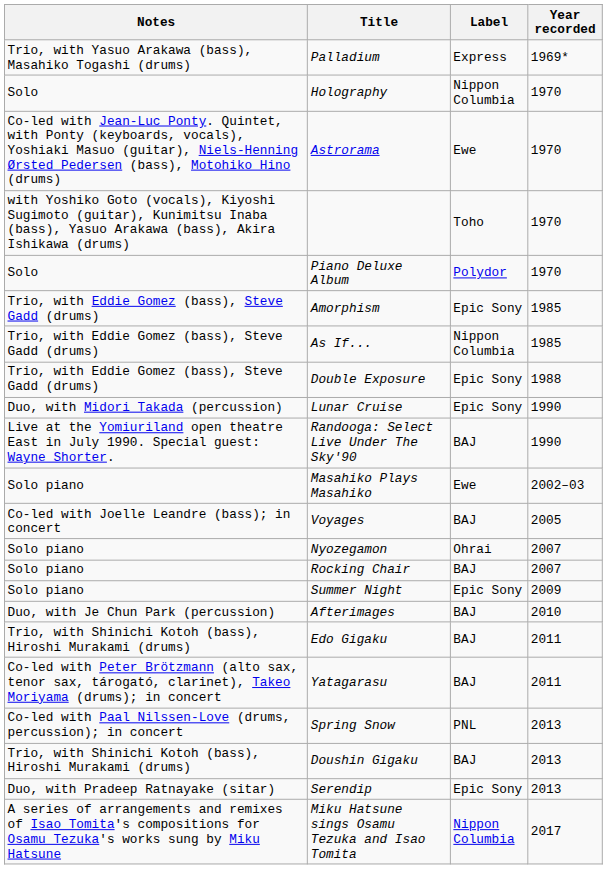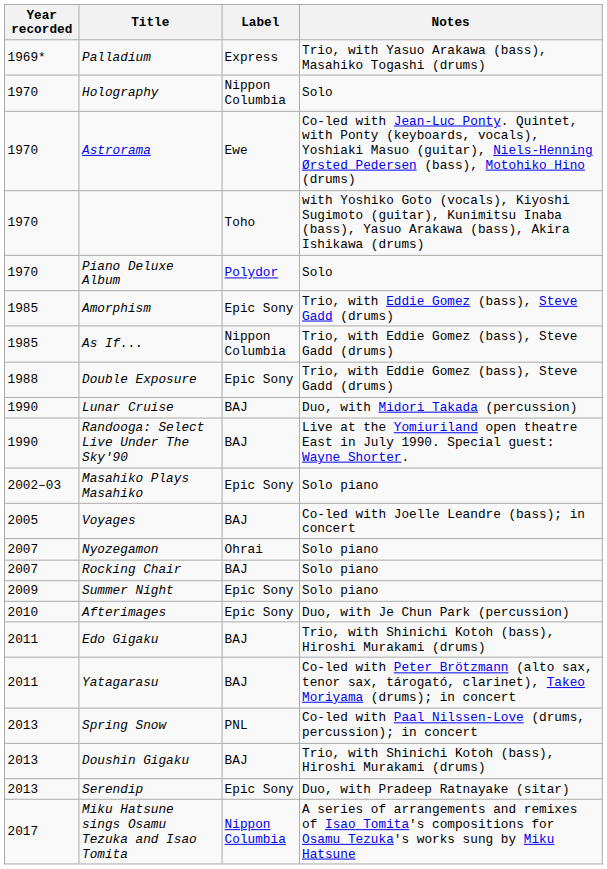columns swapped: (565, 22) <-> (156, 22)
(488, 408) Epic Sony -> (236, 408) BAJ
(465, 486) Ewe -> (259, 486) Epic Sony
(465, 612) BAJ -> (259, 612) Epic Sony
